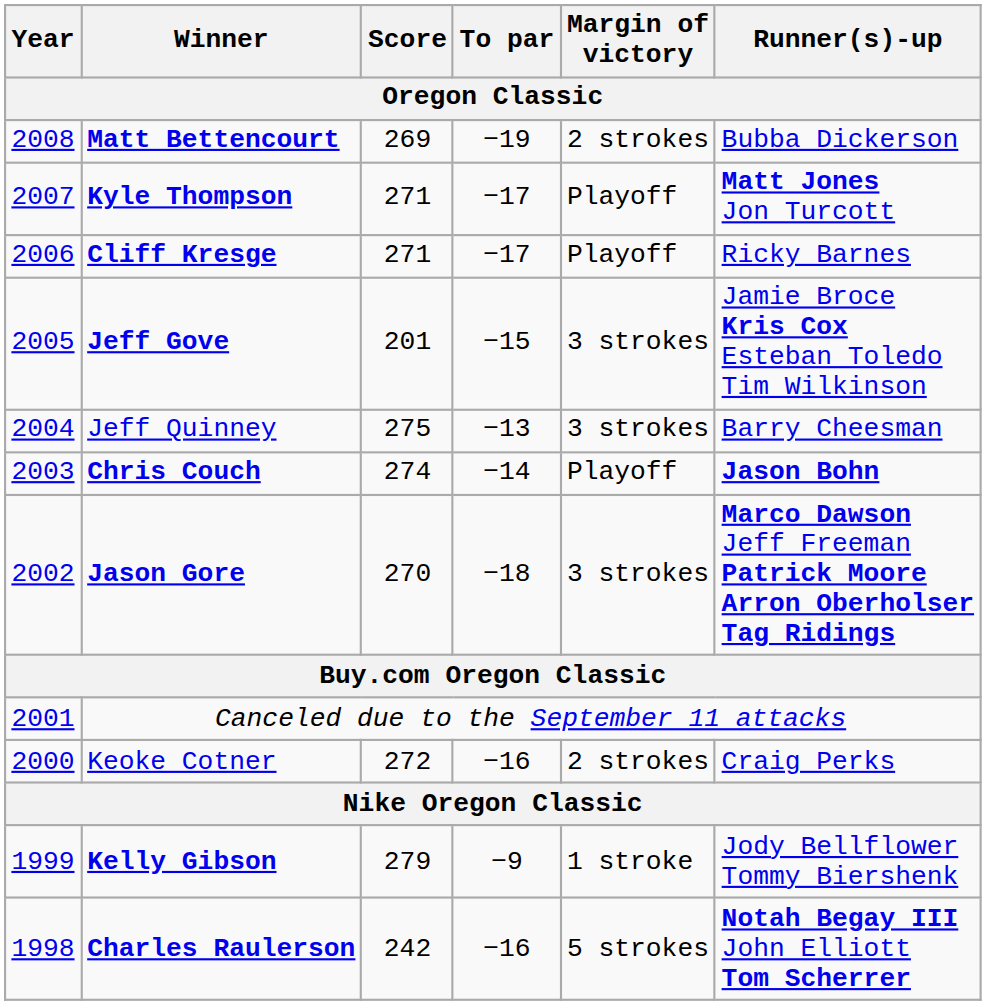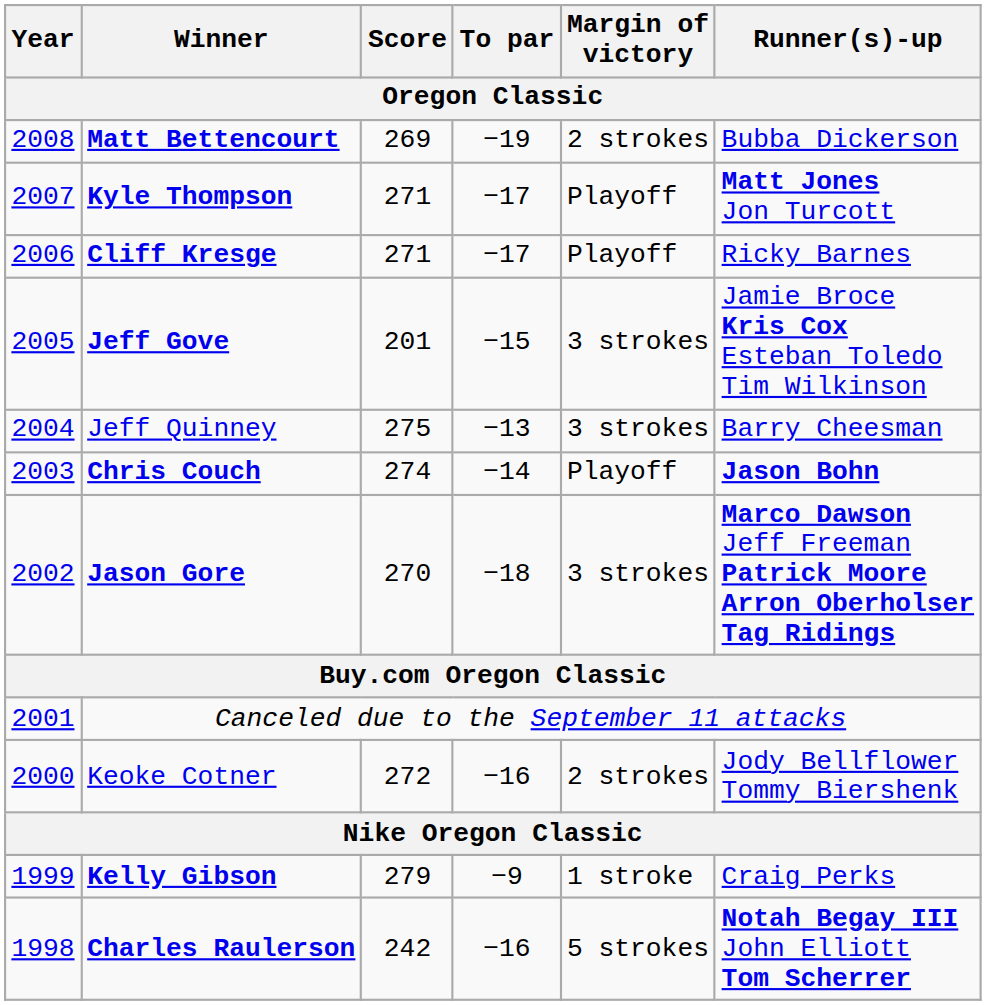(808, 762) Craig Perks -> (840, 777) Jody Bellflower Tommy Biershenk
(840, 862) Jody Bellflower Tommy Biershenk -> (808, 877) Craig Perks
